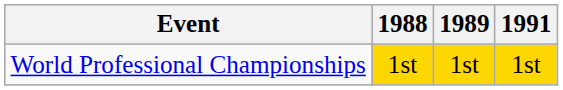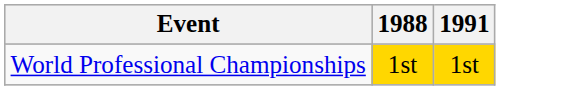- column: (464, 24)
